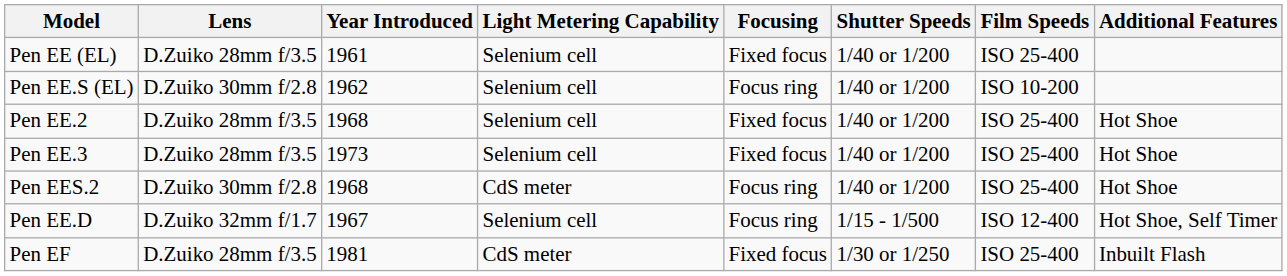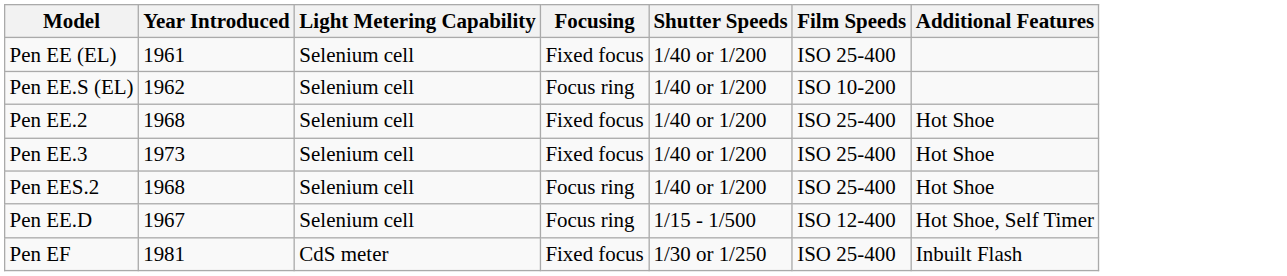- column: (230, 21)
(527, 187) CdS meter -> (357, 187) Selenium cell
